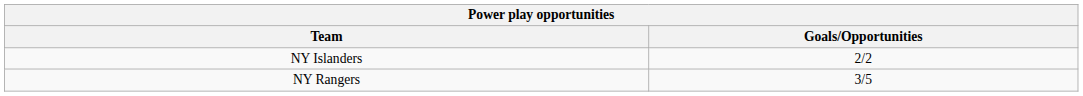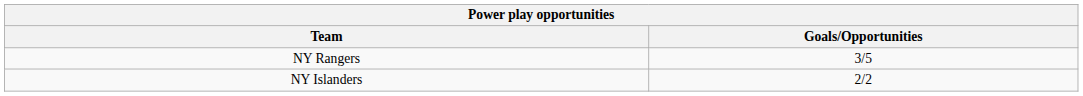rows swapped: (326, 79) <-> (326, 58)
